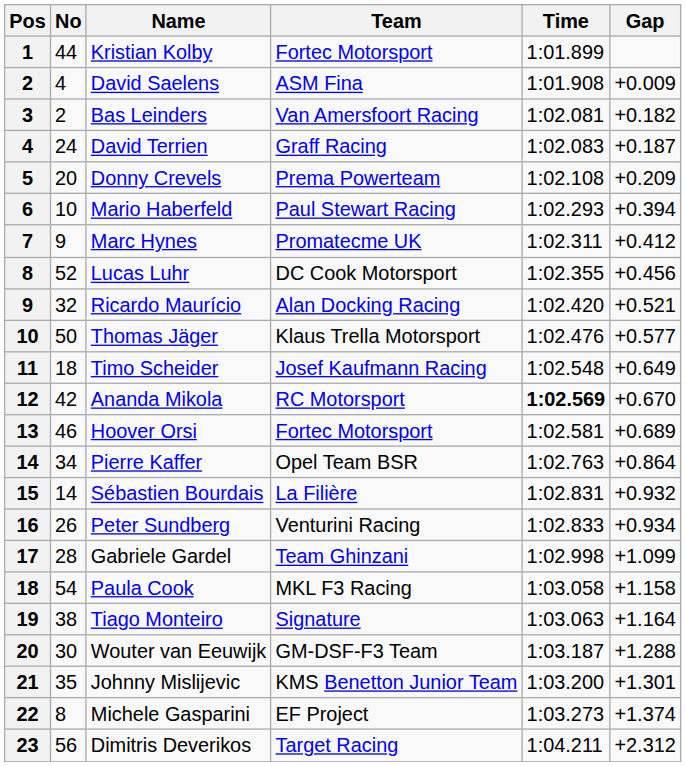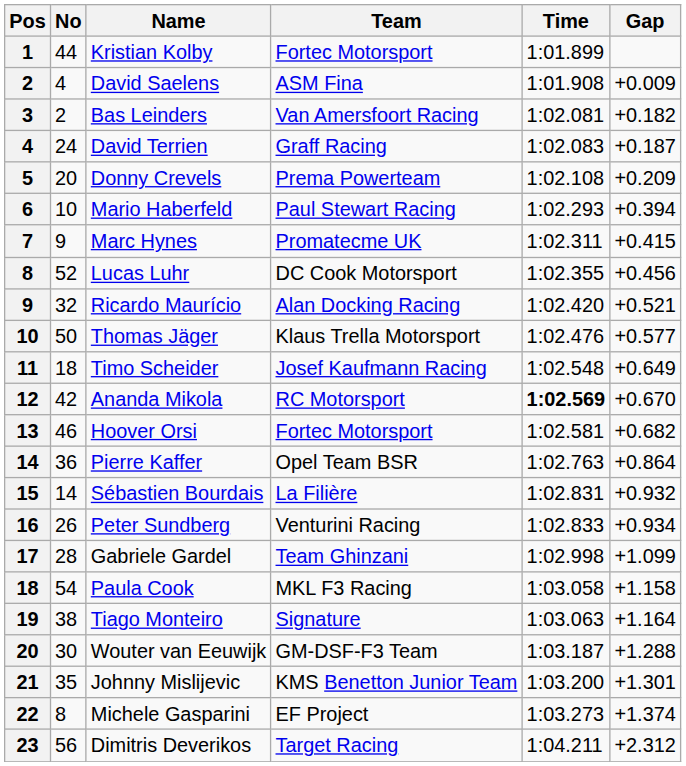(645, 241) +0.412 -> (645, 241) +0.415
(645, 430) +0.689 -> (645, 430) +0.682
(66, 462) 34 -> (66, 462) 36
